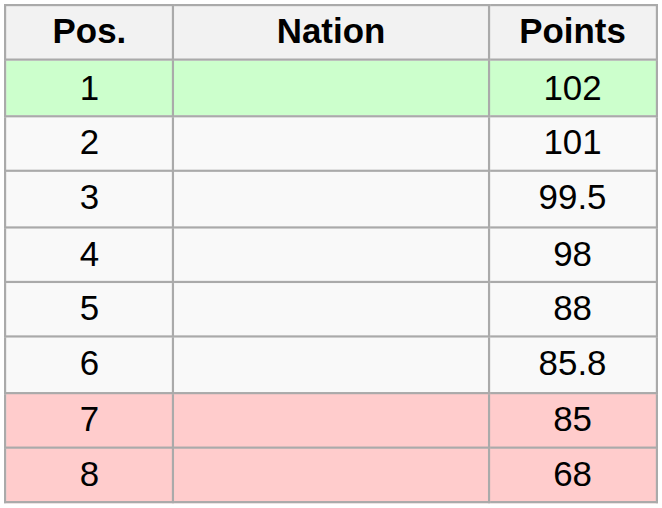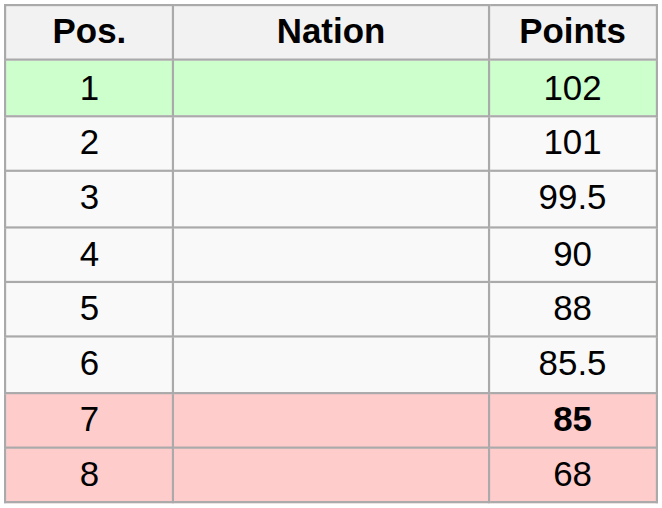(573, 253) 98 -> (573, 253) 90
(573, 364) 85.8 -> (573, 364) 85.5
(573, 419) normal -> (573, 419) bold
